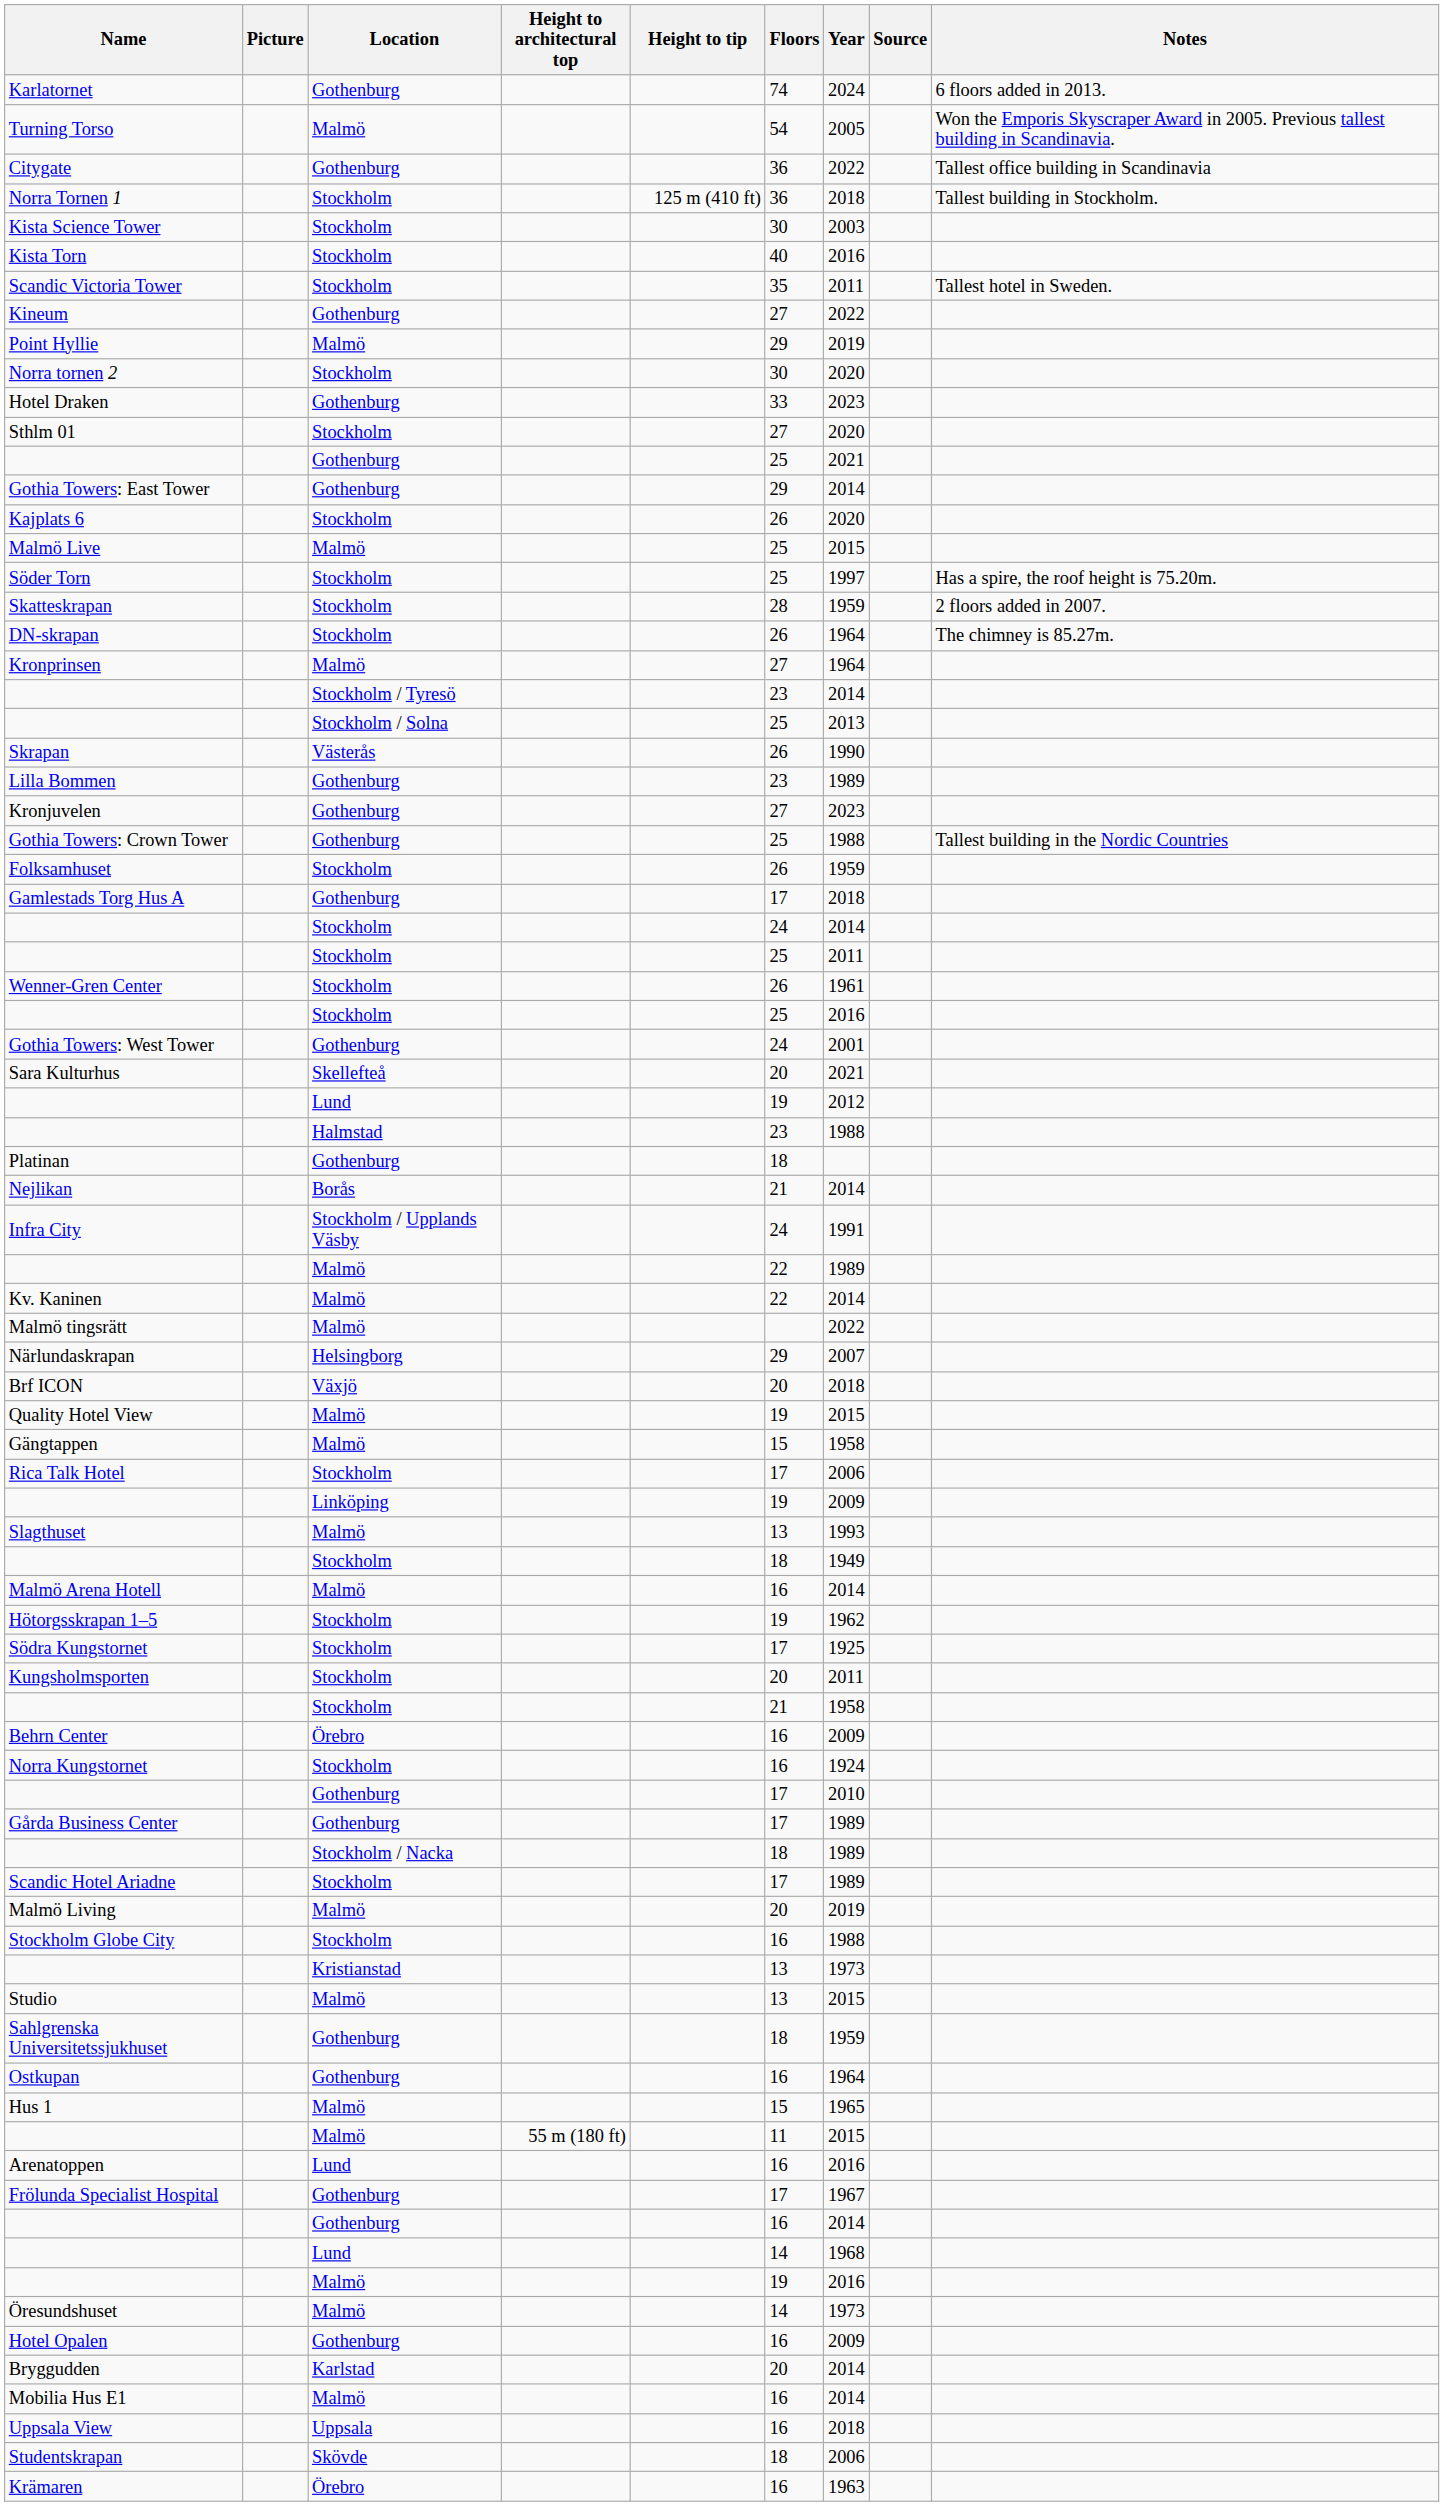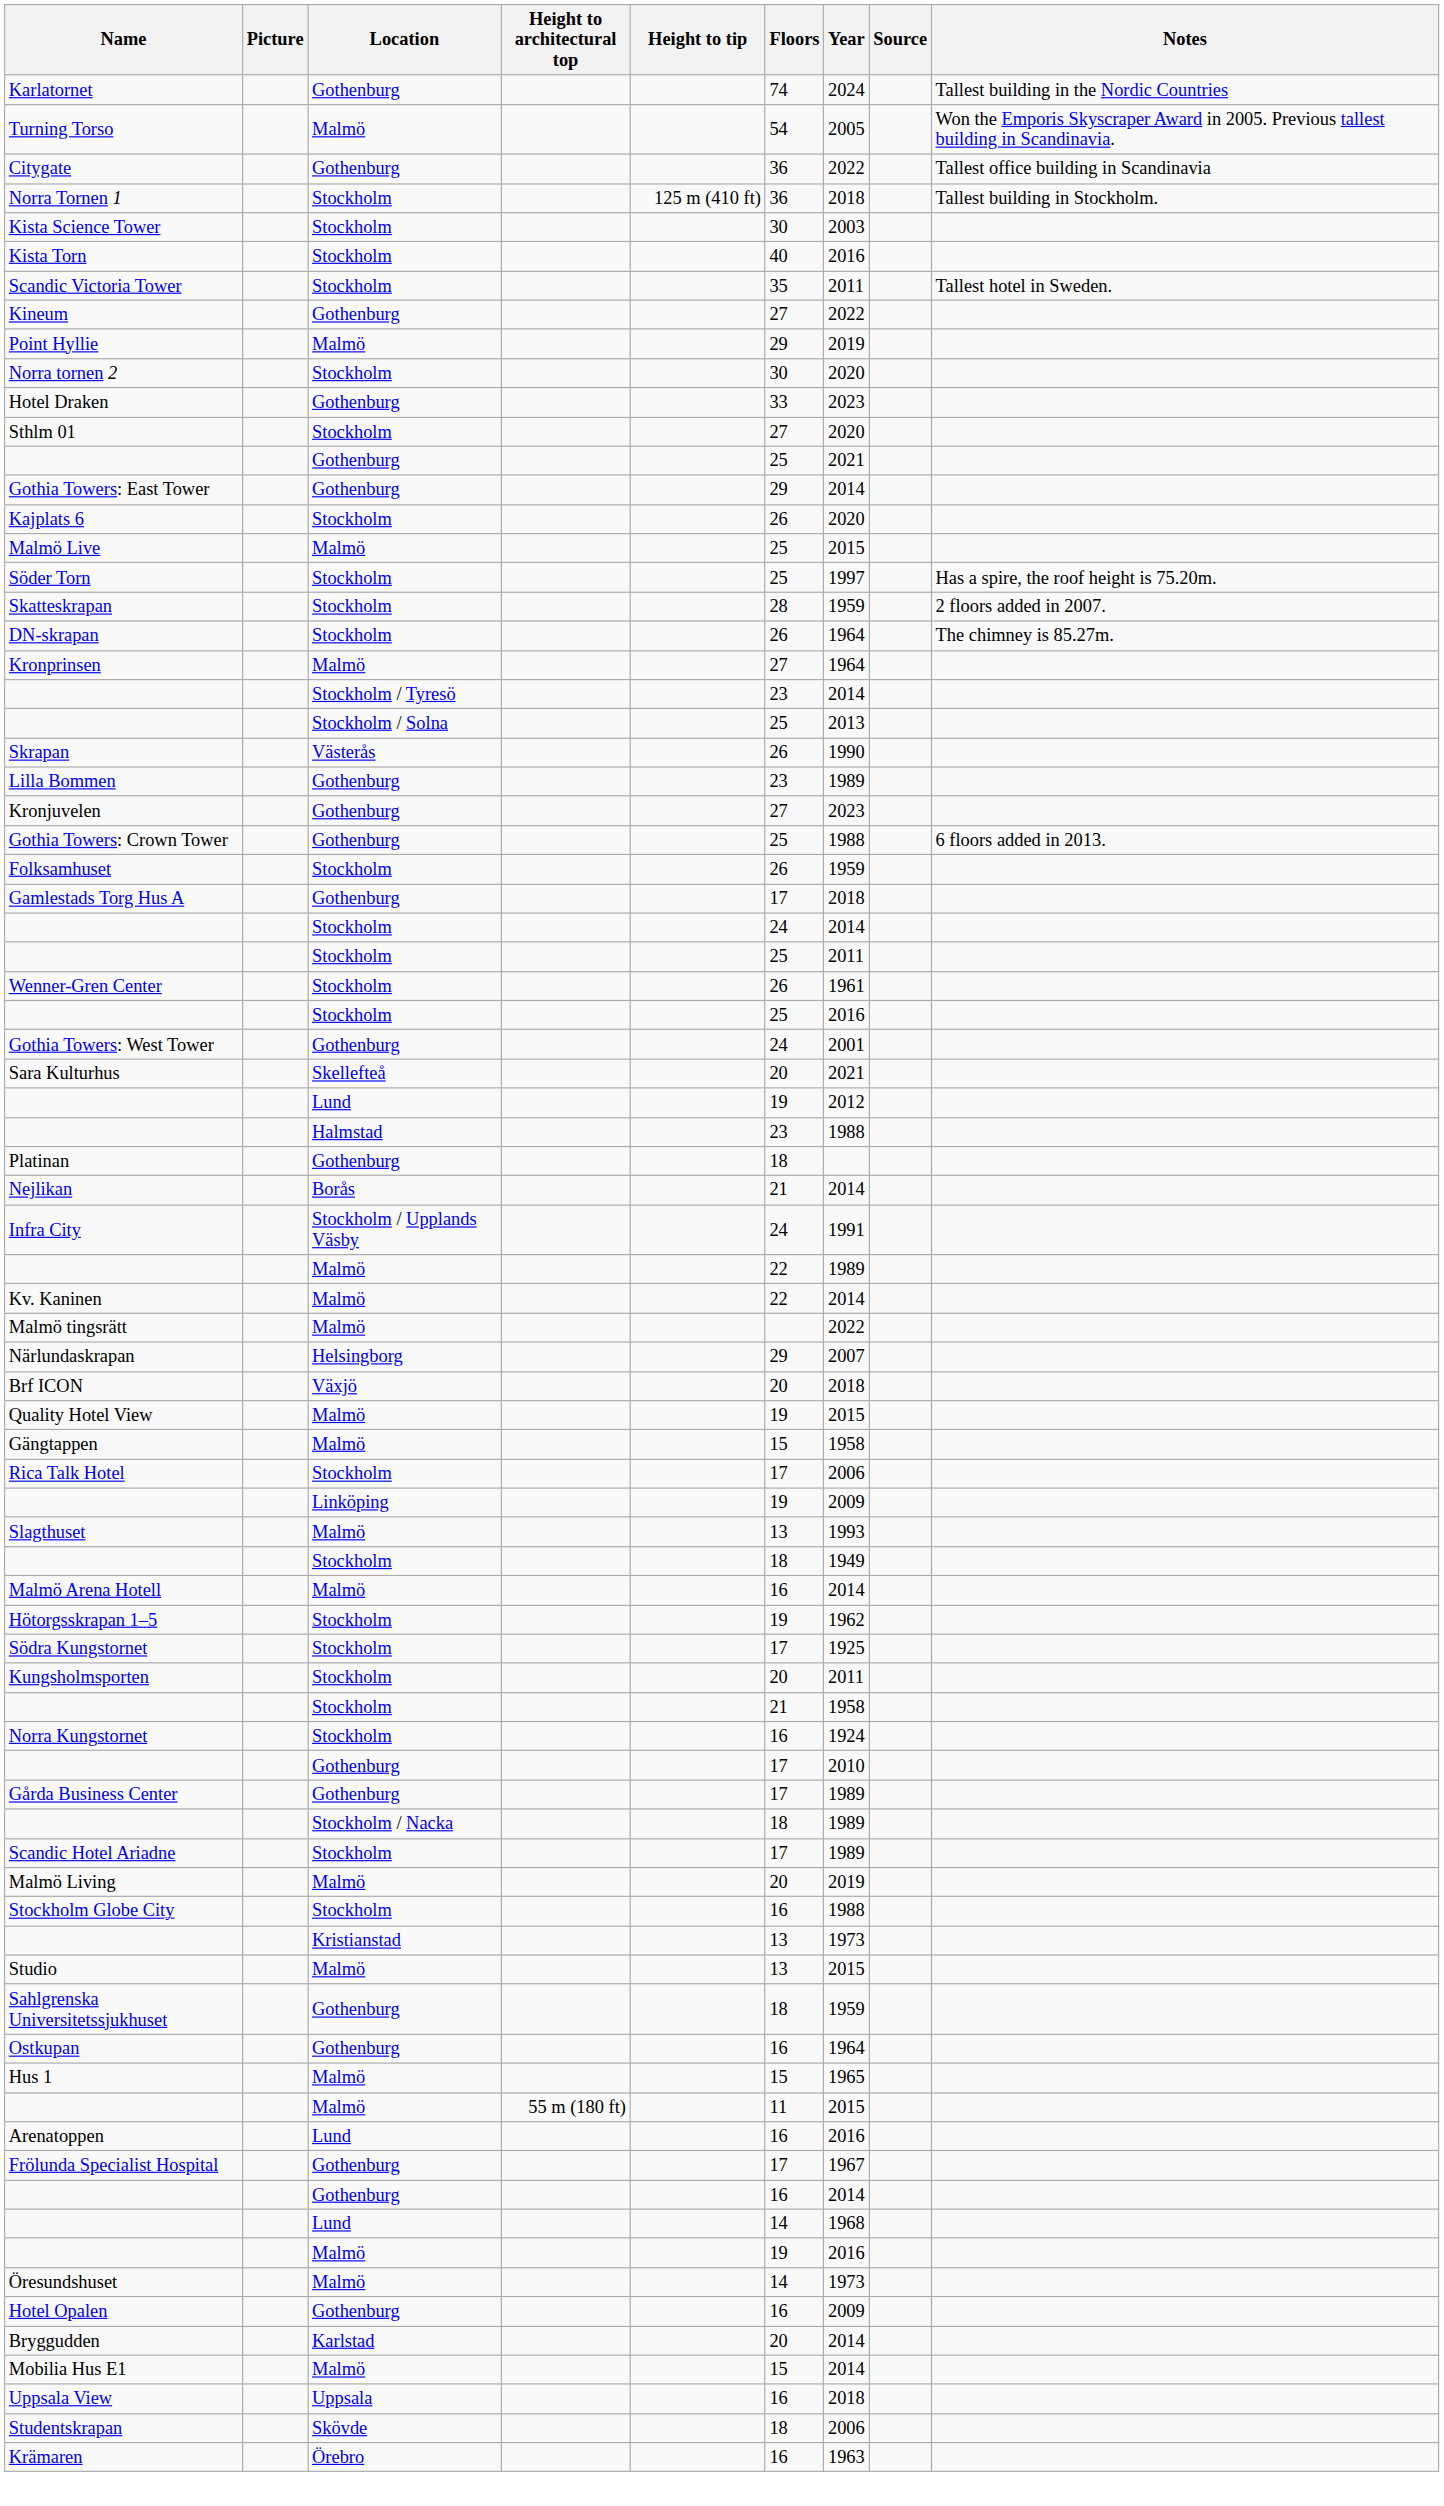(1021, 89) 6 floors added in 2013. -> (1082, 89) Tallest building in the Nordic Countries
(1082, 839) Tallest building in the Nordic Countries -> (1021, 839) 6 floors added in 2013.
- row: (58, 1736)
(779, 2398) 16 -> (779, 2369) 15
